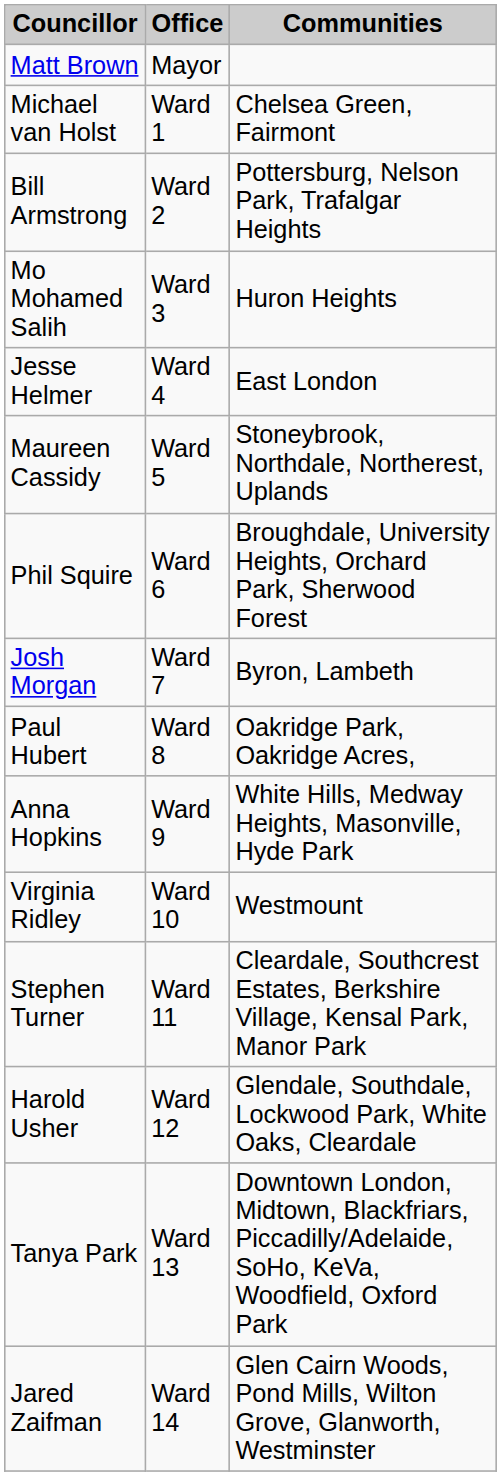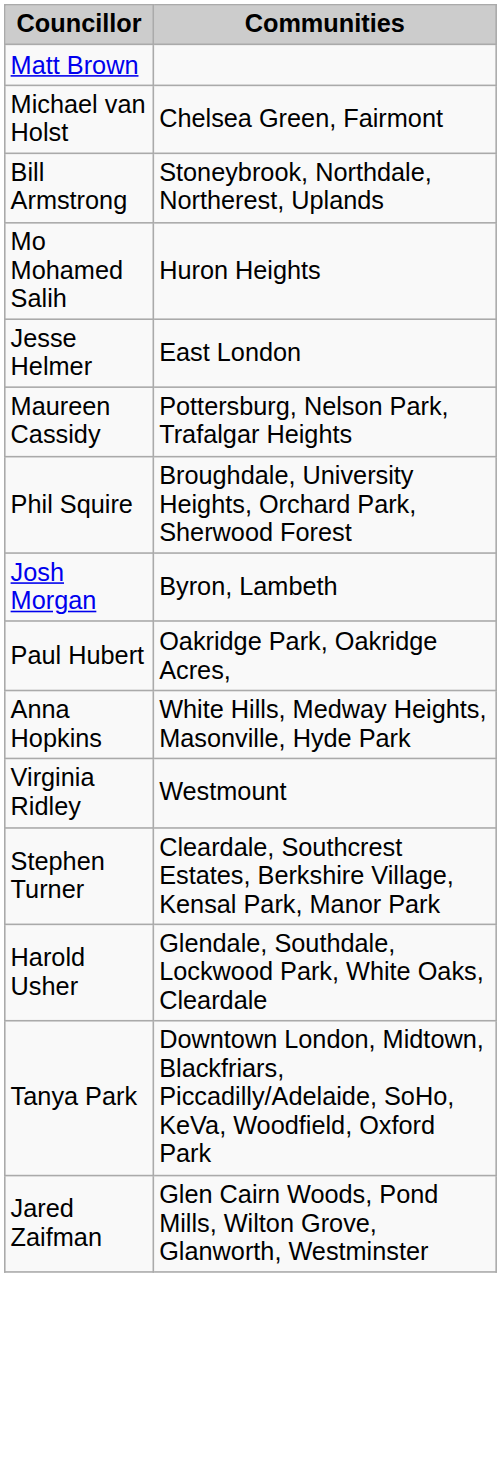- column: (187, 24)
(347, 201) Pottersburg, Nelson Park, Trafalgar Heights -> (295, 187) Stoneybrook, Northdale, Northerest, Uplands
(360, 464) Stoneybrook, Northdale, Northerest, Uplands -> (304, 421) Pottersburg, Nelson Park, Trafalgar Heights
